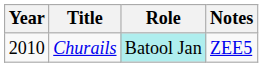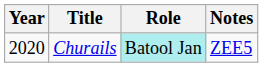(27, 47) 2010 -> (27, 47) 2020
